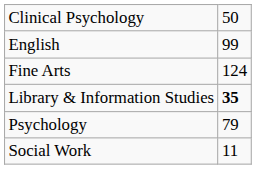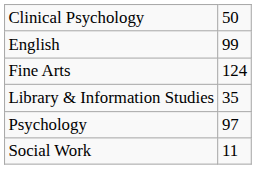(230, 97) bold -> (230, 97) normal
(230, 124) 79 -> (230, 124) 97
